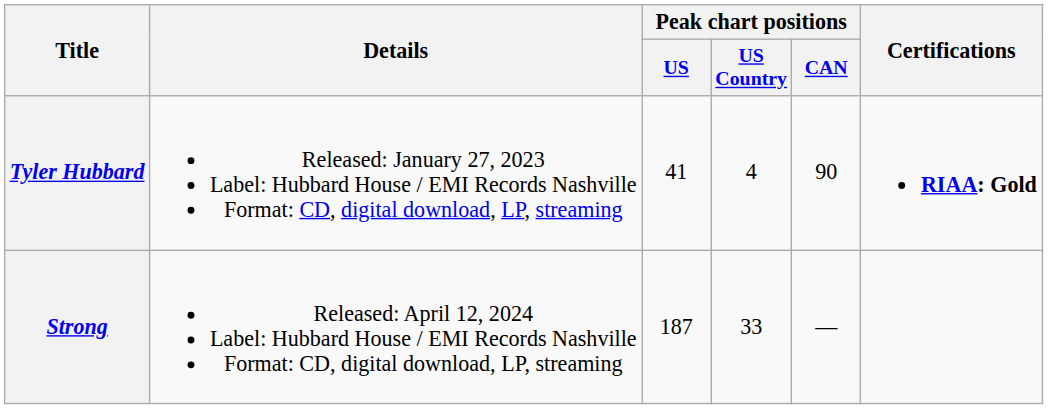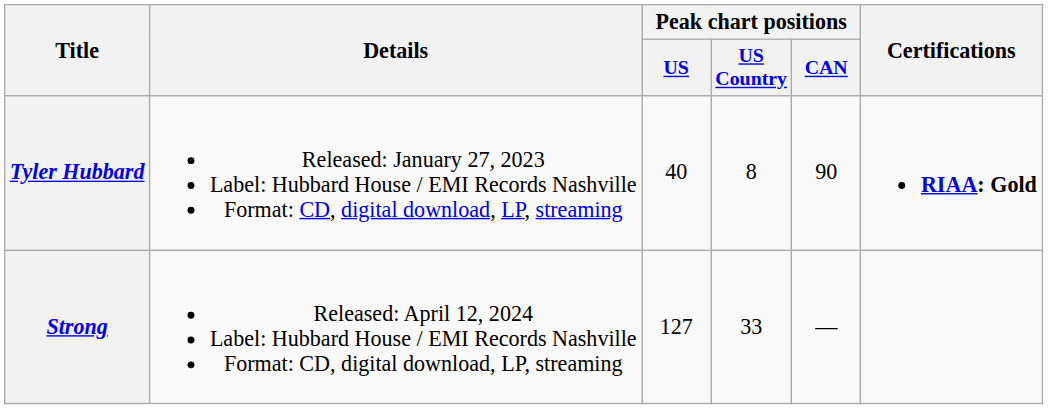(676, 172) 41 -> (676, 172) 40
(751, 172) 4 -> (751, 172) 8
(676, 326) 187 -> (676, 326) 127
